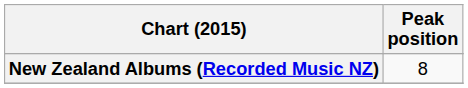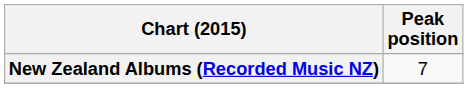(423, 68) 8 -> (423, 68) 7
